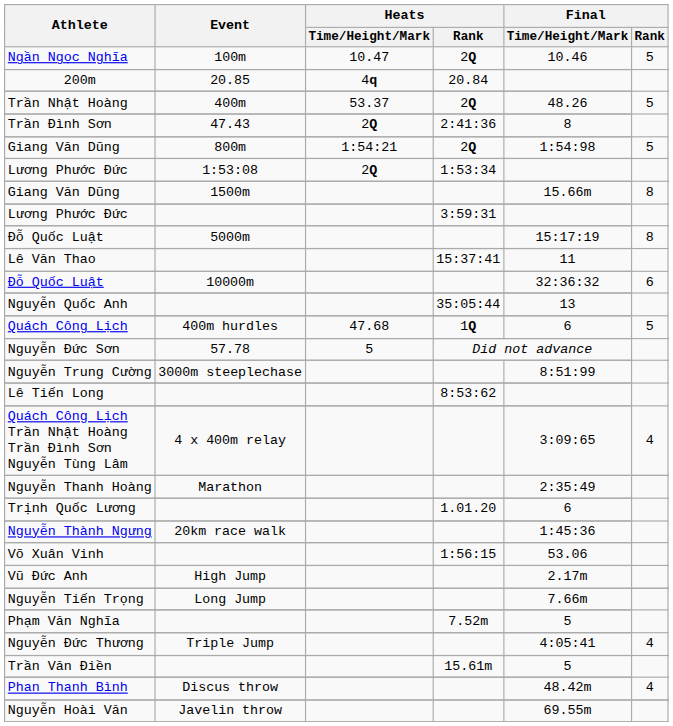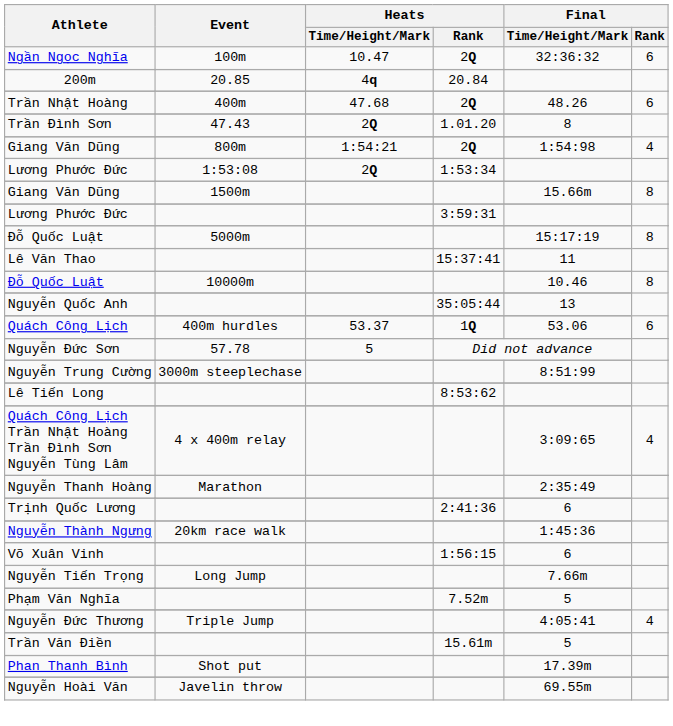(567, 58) 10.46 -> (567, 58) 32:36:32
(650, 58) 5 -> (650, 58) 6
(369, 103) 53.37 -> (369, 103) 47.68
(650, 103) 5 -> (650, 103) 6
(468, 125) 2:41:36 -> (468, 125) 1.01.20
(650, 147) 5 -> (650, 147) 4
(567, 282) 32:36:32 -> (567, 282) 10.46
(650, 282) 6 -> (650, 282) 8
(369, 327) 47.68 -> (369, 327) 53.37
(567, 327) 6 -> (567, 327) 53.06
(650, 327) 5 -> (650, 327) 6
(468, 509) 1.01.20 -> (468, 509) 2:41:36
(567, 554) 53.06 -> (567, 554) 6
- row: (48, 576)
+ row: (68, 666)
- row: (68, 688)
